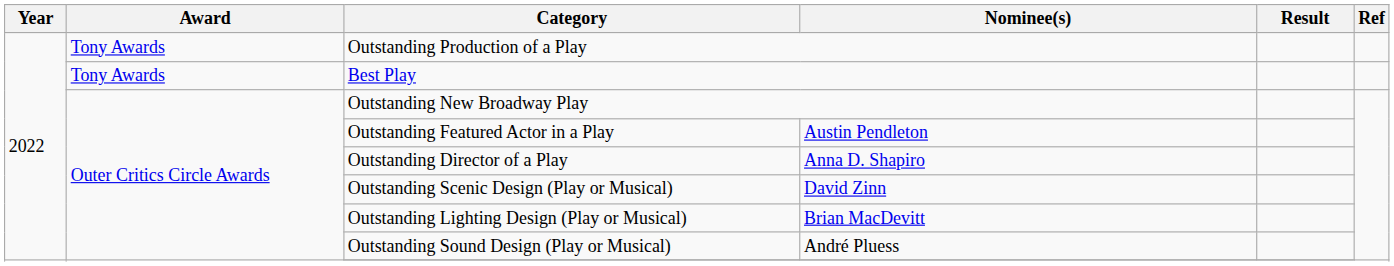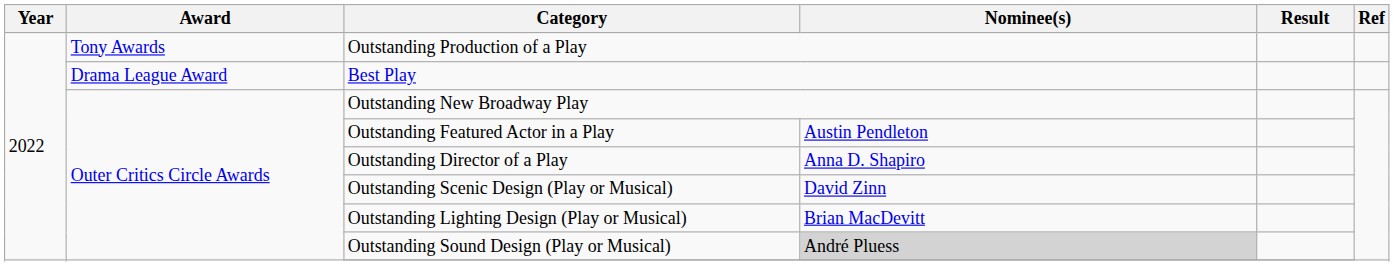(118, 75) Tony Awards -> (149, 75) Drama League Award
(852, 246) no background -> (852, 246) lightgrey background
